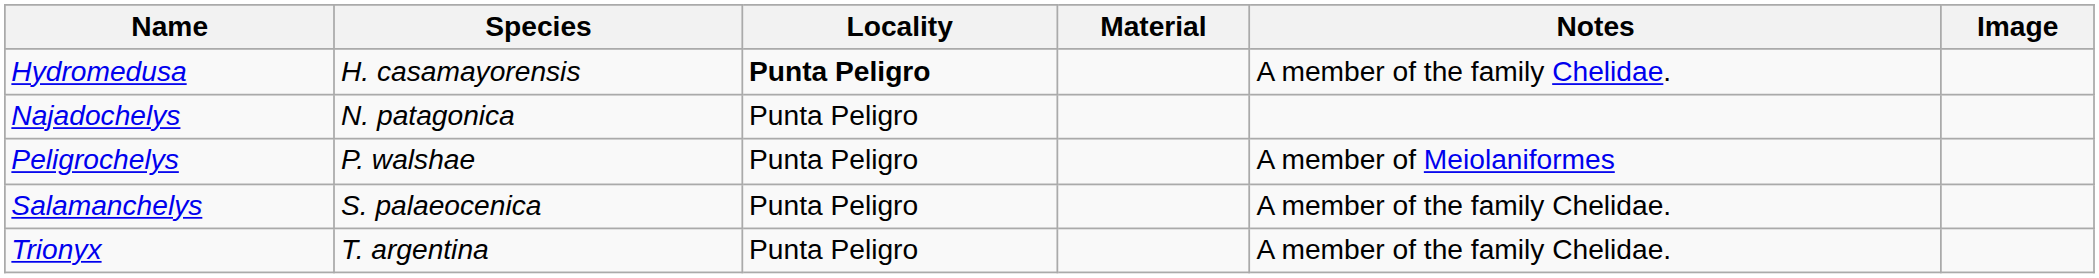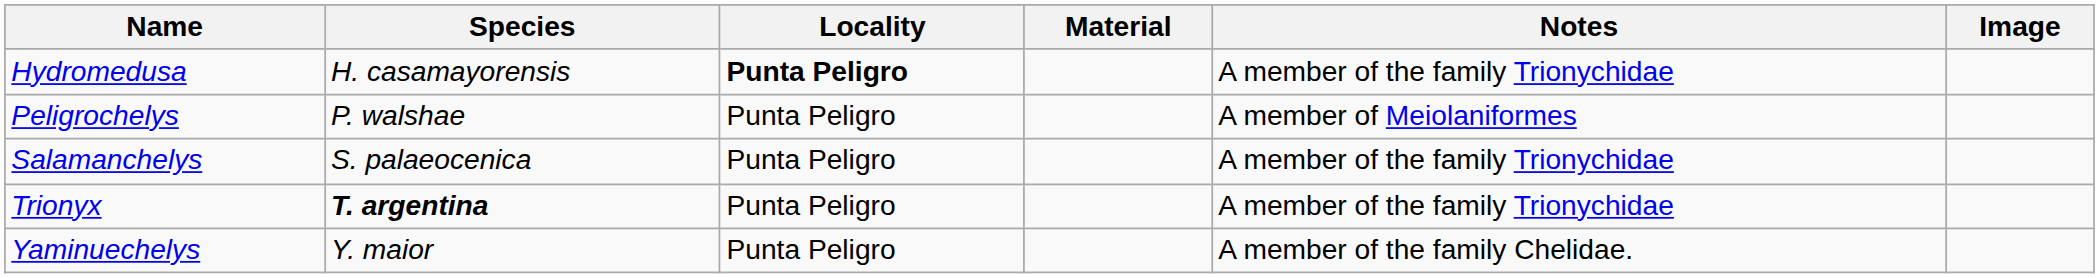(1464, 71) A member of the family Chelidae. -> (1446, 71) A member of the family Trionychidae
- row: (96, 116)
(1464, 205) A member of the family Chelidae. -> (1446, 160) A member of the family Trionychidae
(415, 250) normal -> (410, 205) bold
(1464, 250) A member of the family Chelidae. -> (1446, 205) A member of the family Trionychidae
+ row: (106, 250)
